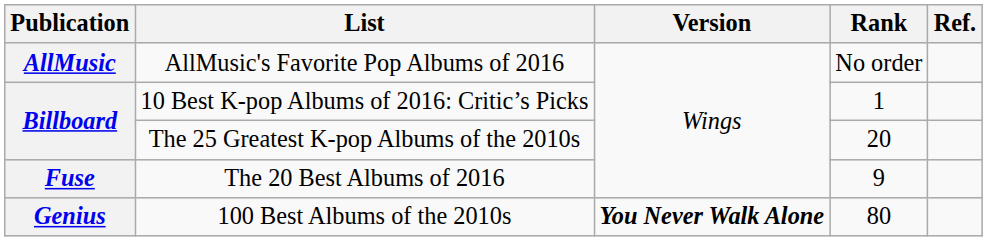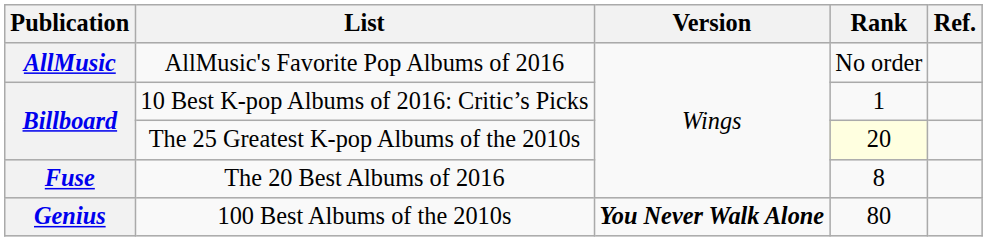(879, 139) no background -> (879, 139) lightyellow background
(879, 178) 9 -> (879, 178) 8
